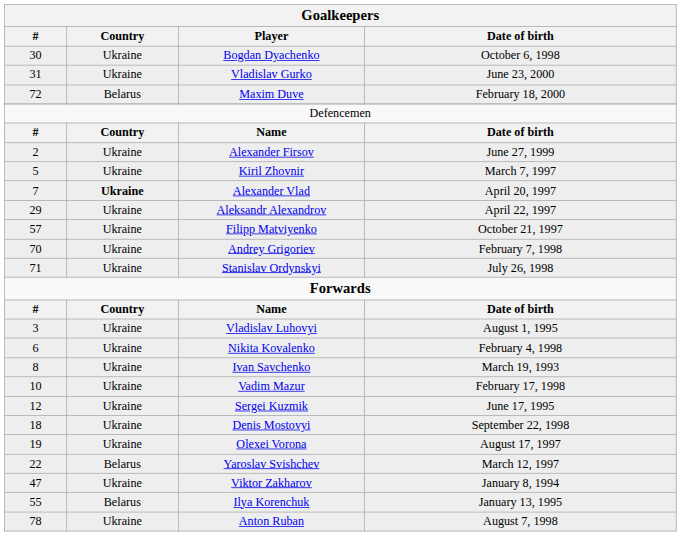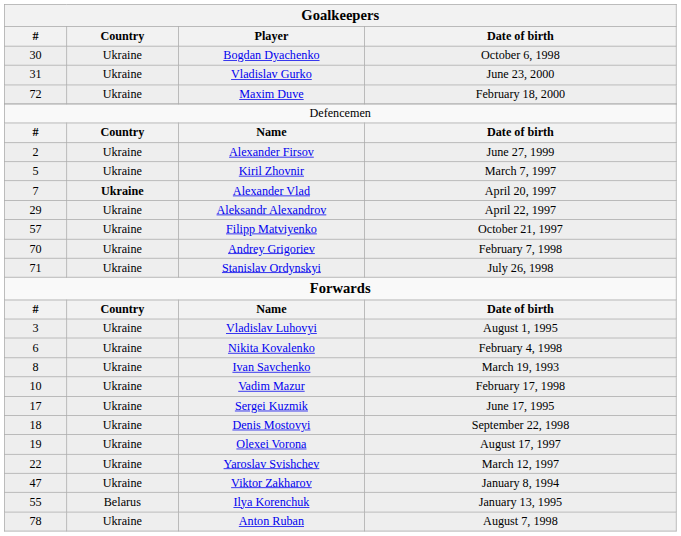(122, 94) Belarus -> (122, 94) Ukraine
(35, 405) 12 -> (35, 405) 17
(122, 463) Belarus -> (122, 463) Ukraine
